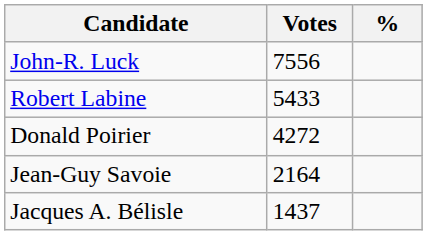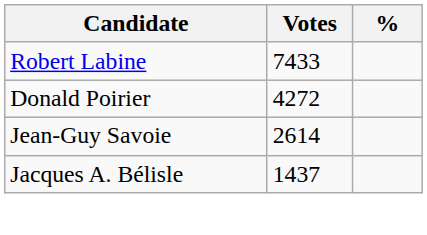- row: (75, 60)
(296, 98) 5433 -> (296, 60) 7433
(296, 173) 2164 -> (296, 135) 2614
